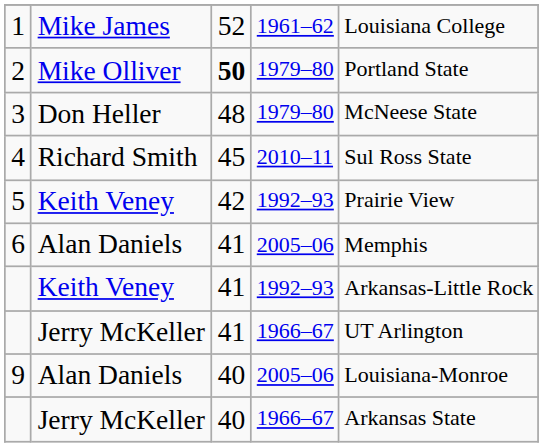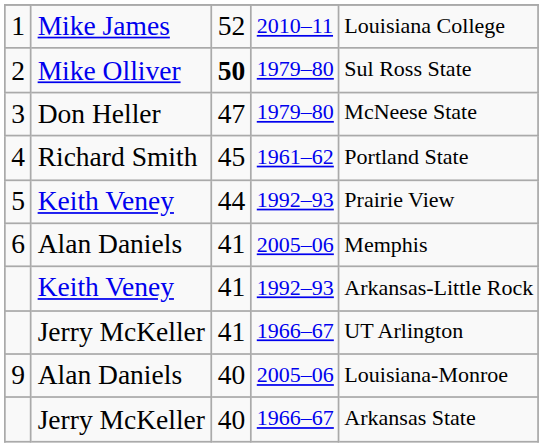(295, 26) 1961–62 -> (295, 26) 2010–11
(406, 69) Portland State -> (408, 69) Sul Ross State
(231, 113) 48 -> (231, 113) 47
(295, 157) 2010–11 -> (295, 157) 1961–62
(408, 157) Sul Ross State -> (406, 157) Portland State
(231, 200) 42 -> (231, 200) 44
